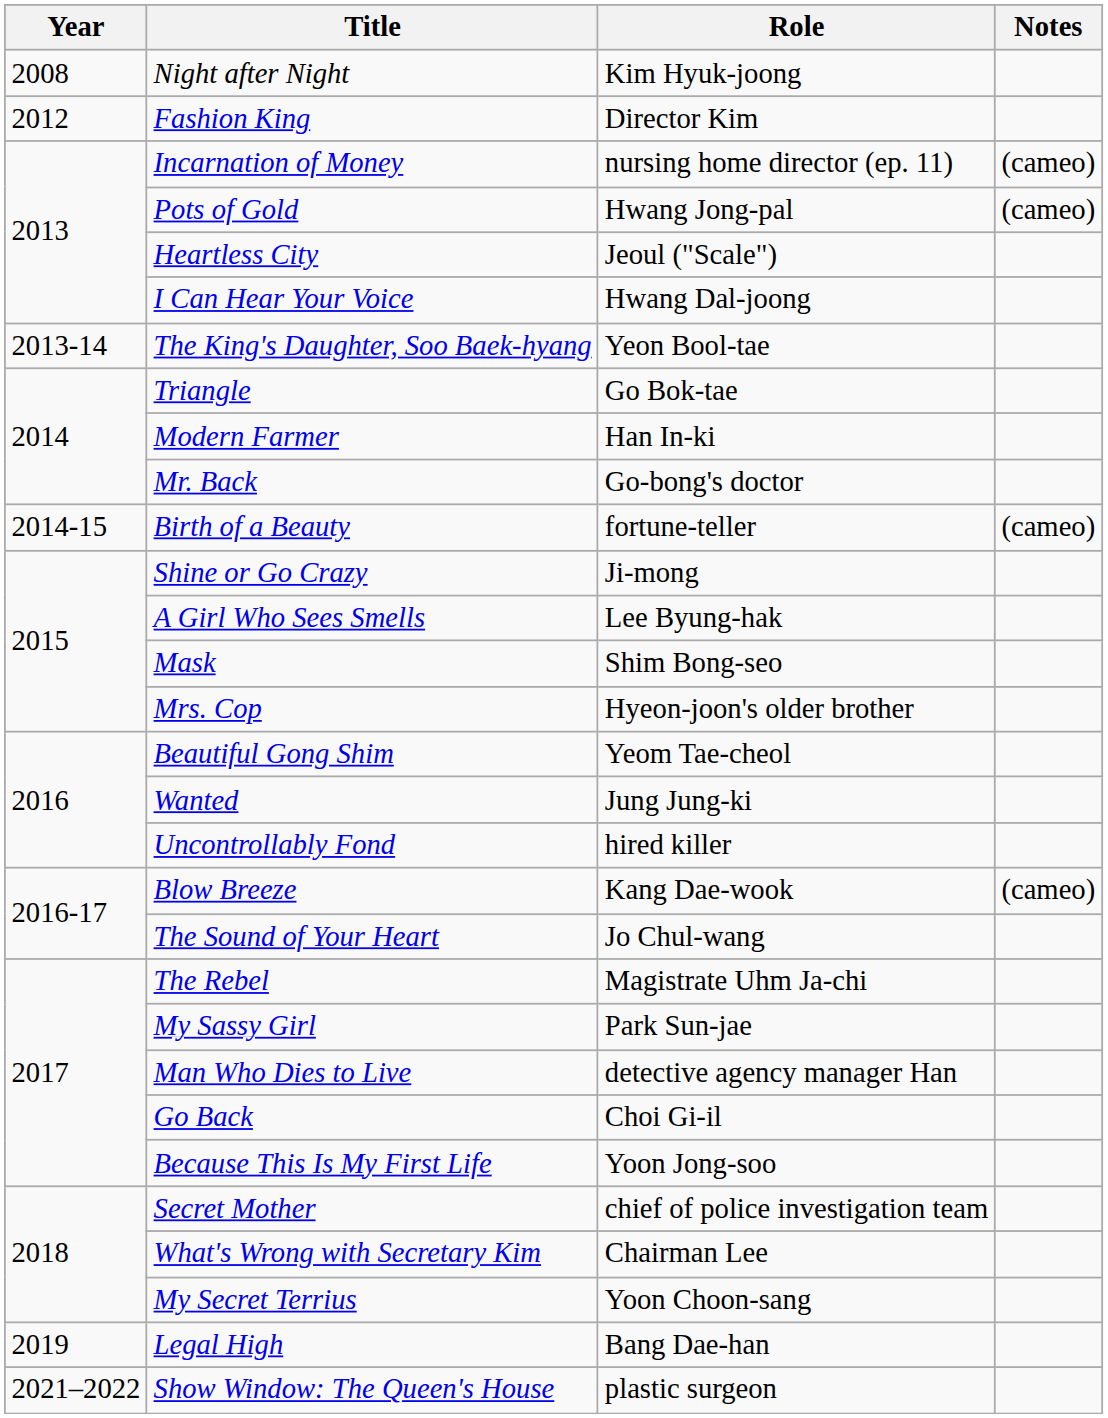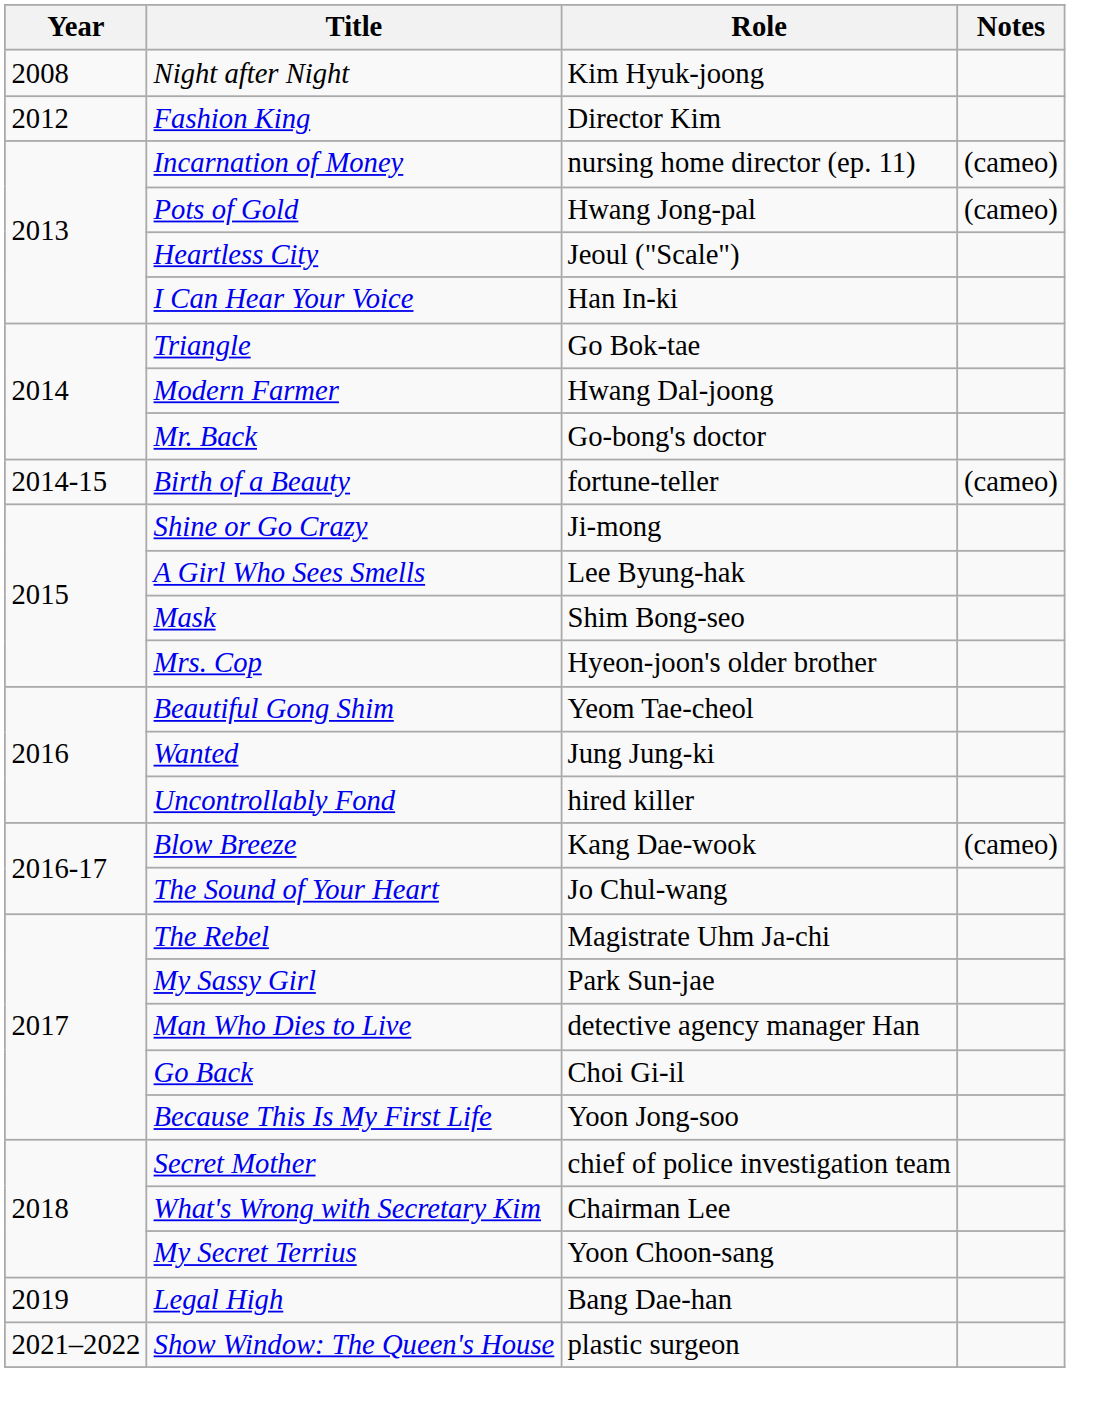(708, 299) Hwang Dal-joong -> (623, 299) Han In-ki
- row: (373, 345)
(660, 436) Han In-ki -> (670, 390) Hwang Dal-joong
